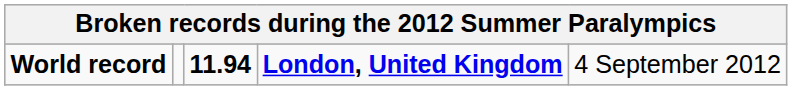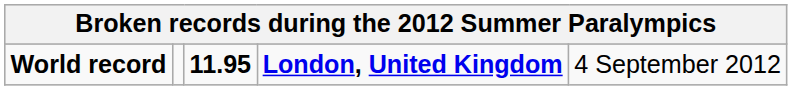(220, 64) 11.94 -> (220, 64) 11.95
